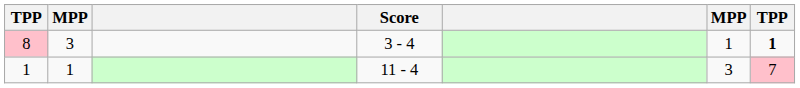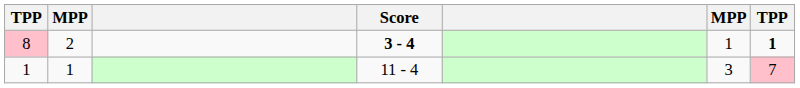(70, 43) 3 -> (70, 43) 2
(399, 43) normal -> (399, 43) bold
